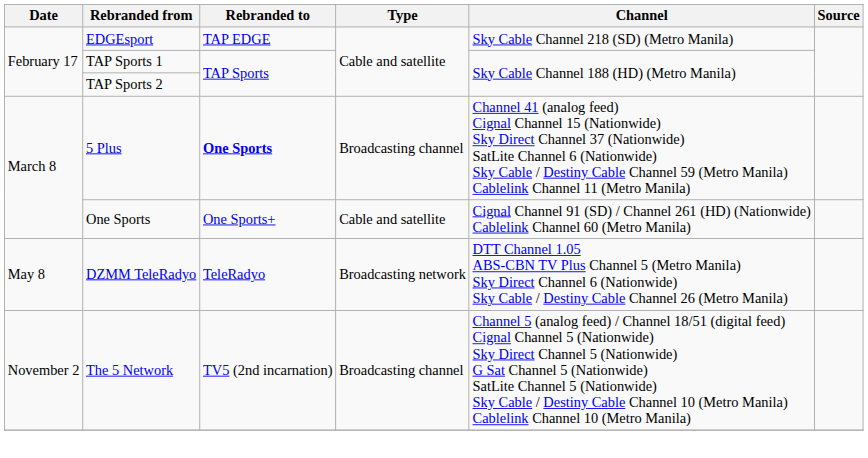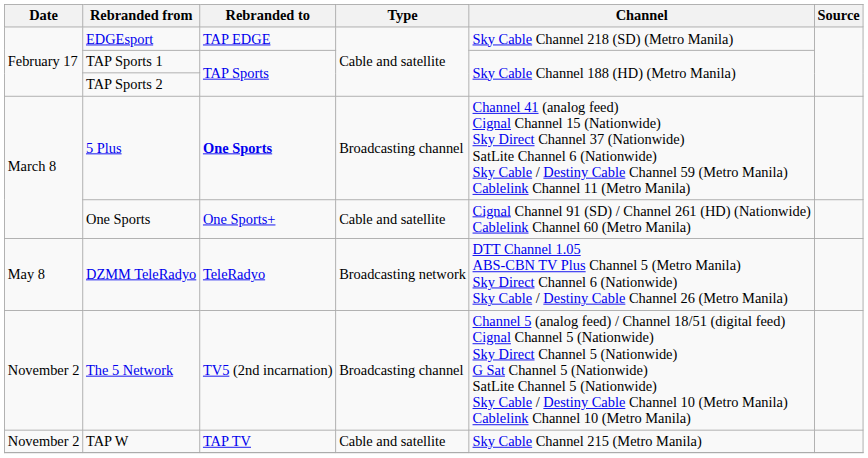+ row: (107, 441)
